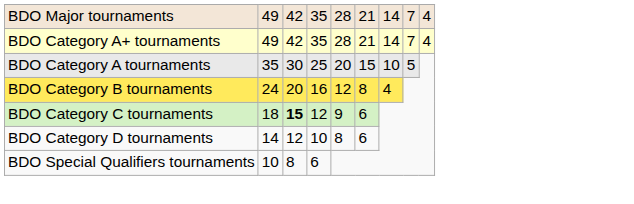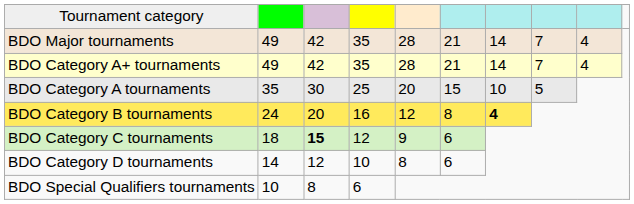+ row: (131, 16)
(387, 89) normal -> (493, 114) bold
